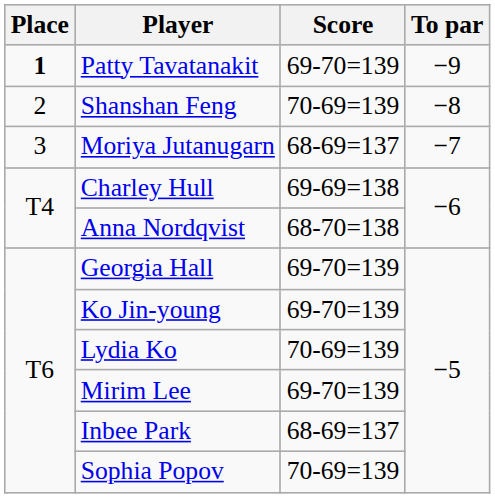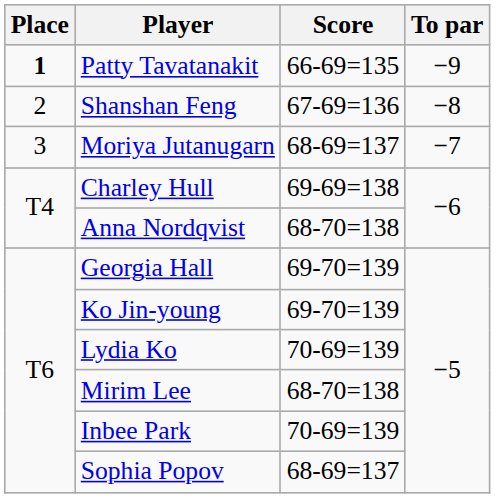(343, 65) 69-70=139 -> (343, 65) 66-69=135
(343, 106) 70-69=139 -> (343, 106) 67-69=136
(343, 390) 69-70=139 -> (343, 390) 68-70=138
(343, 430) 68-69=137 -> (343, 430) 70-69=139
(343, 471) 70-69=139 -> (343, 471) 68-69=137
